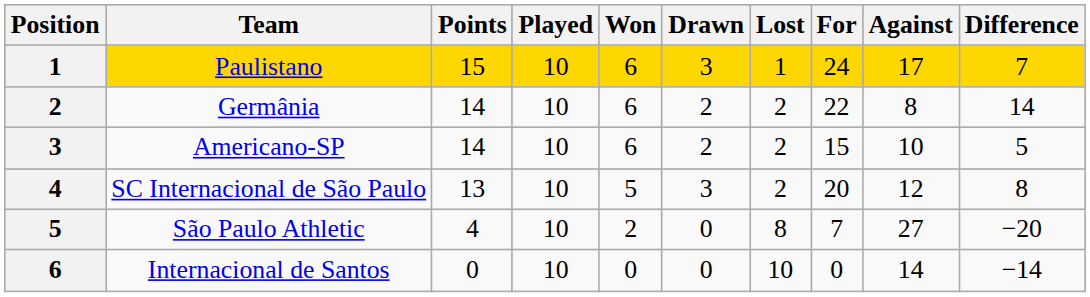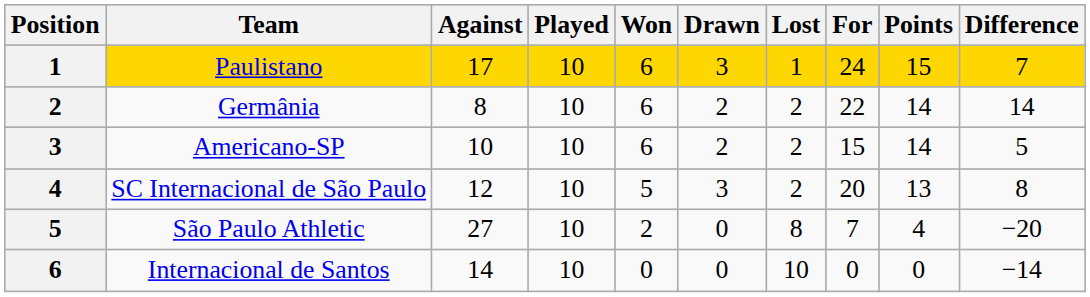columns swapped: (472, 24) <-> (911, 24)
